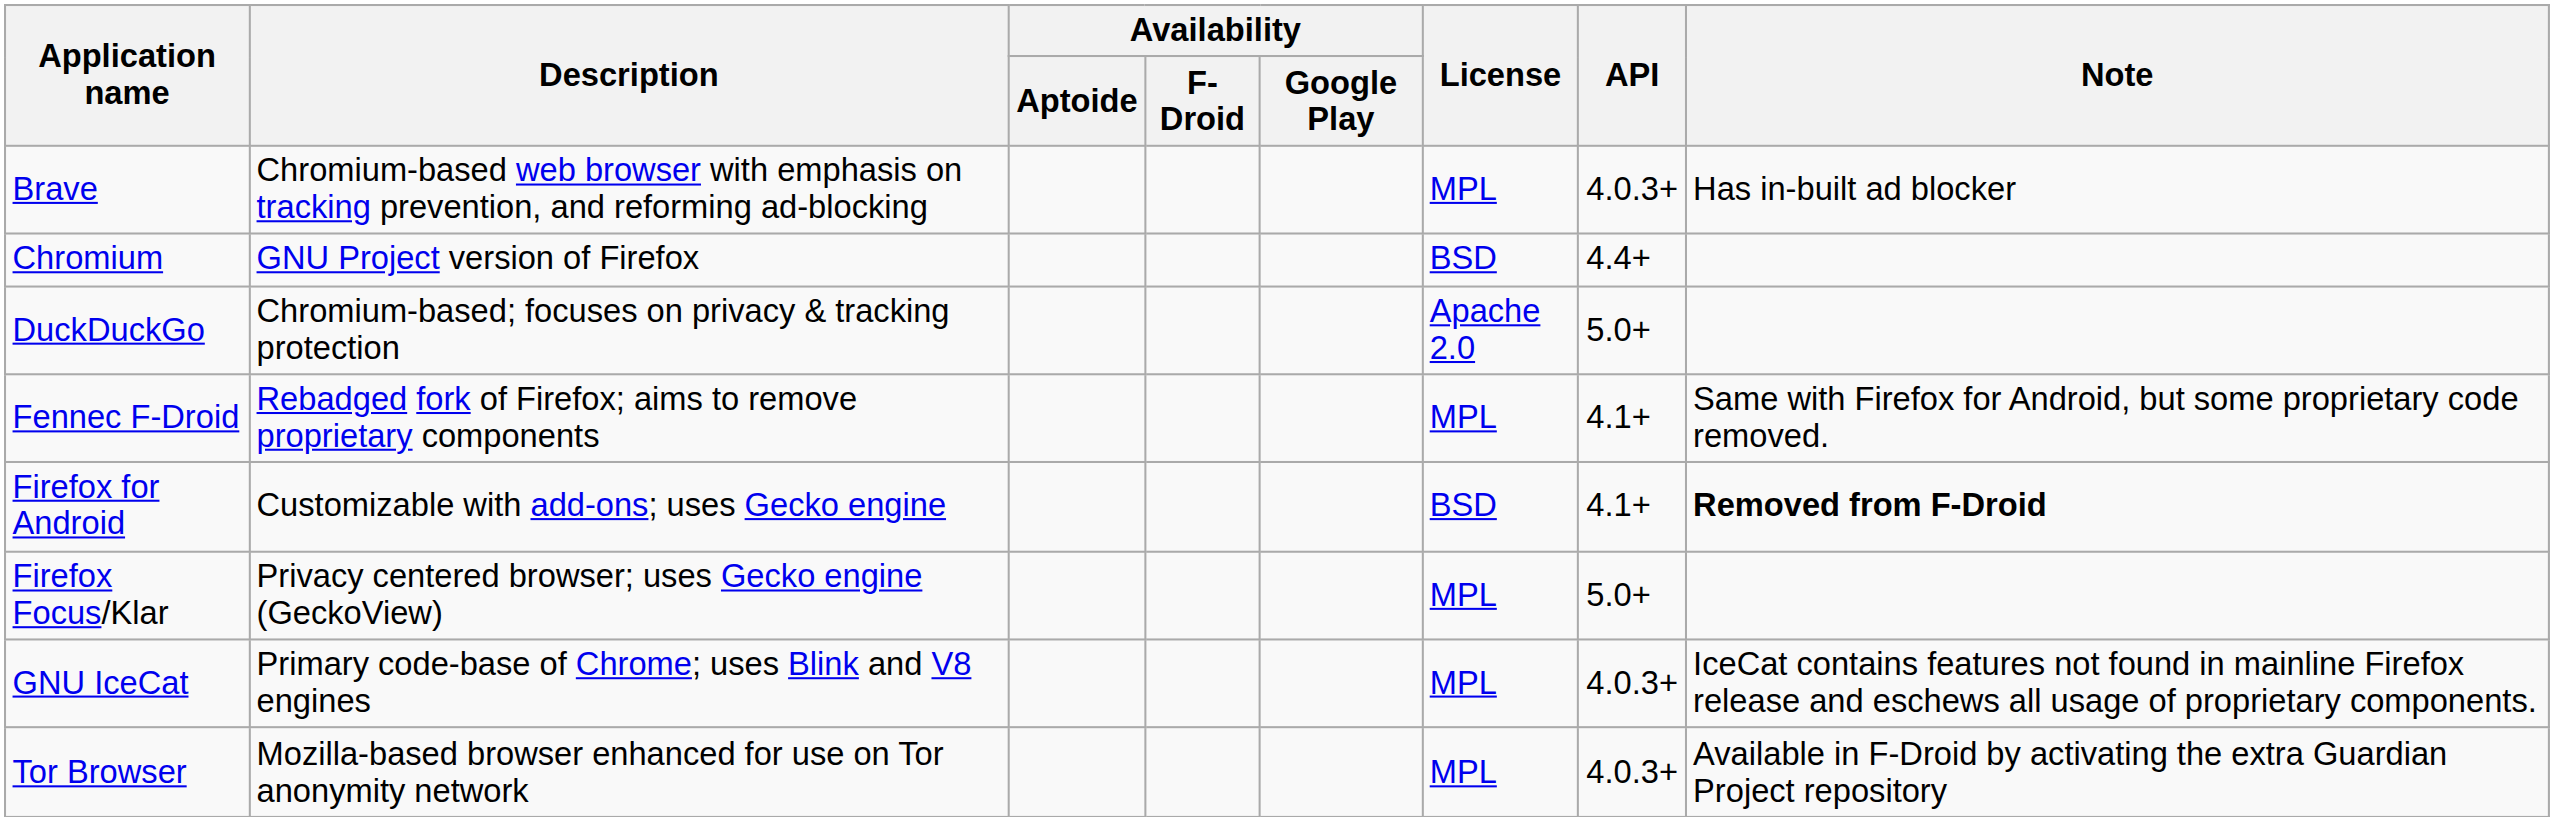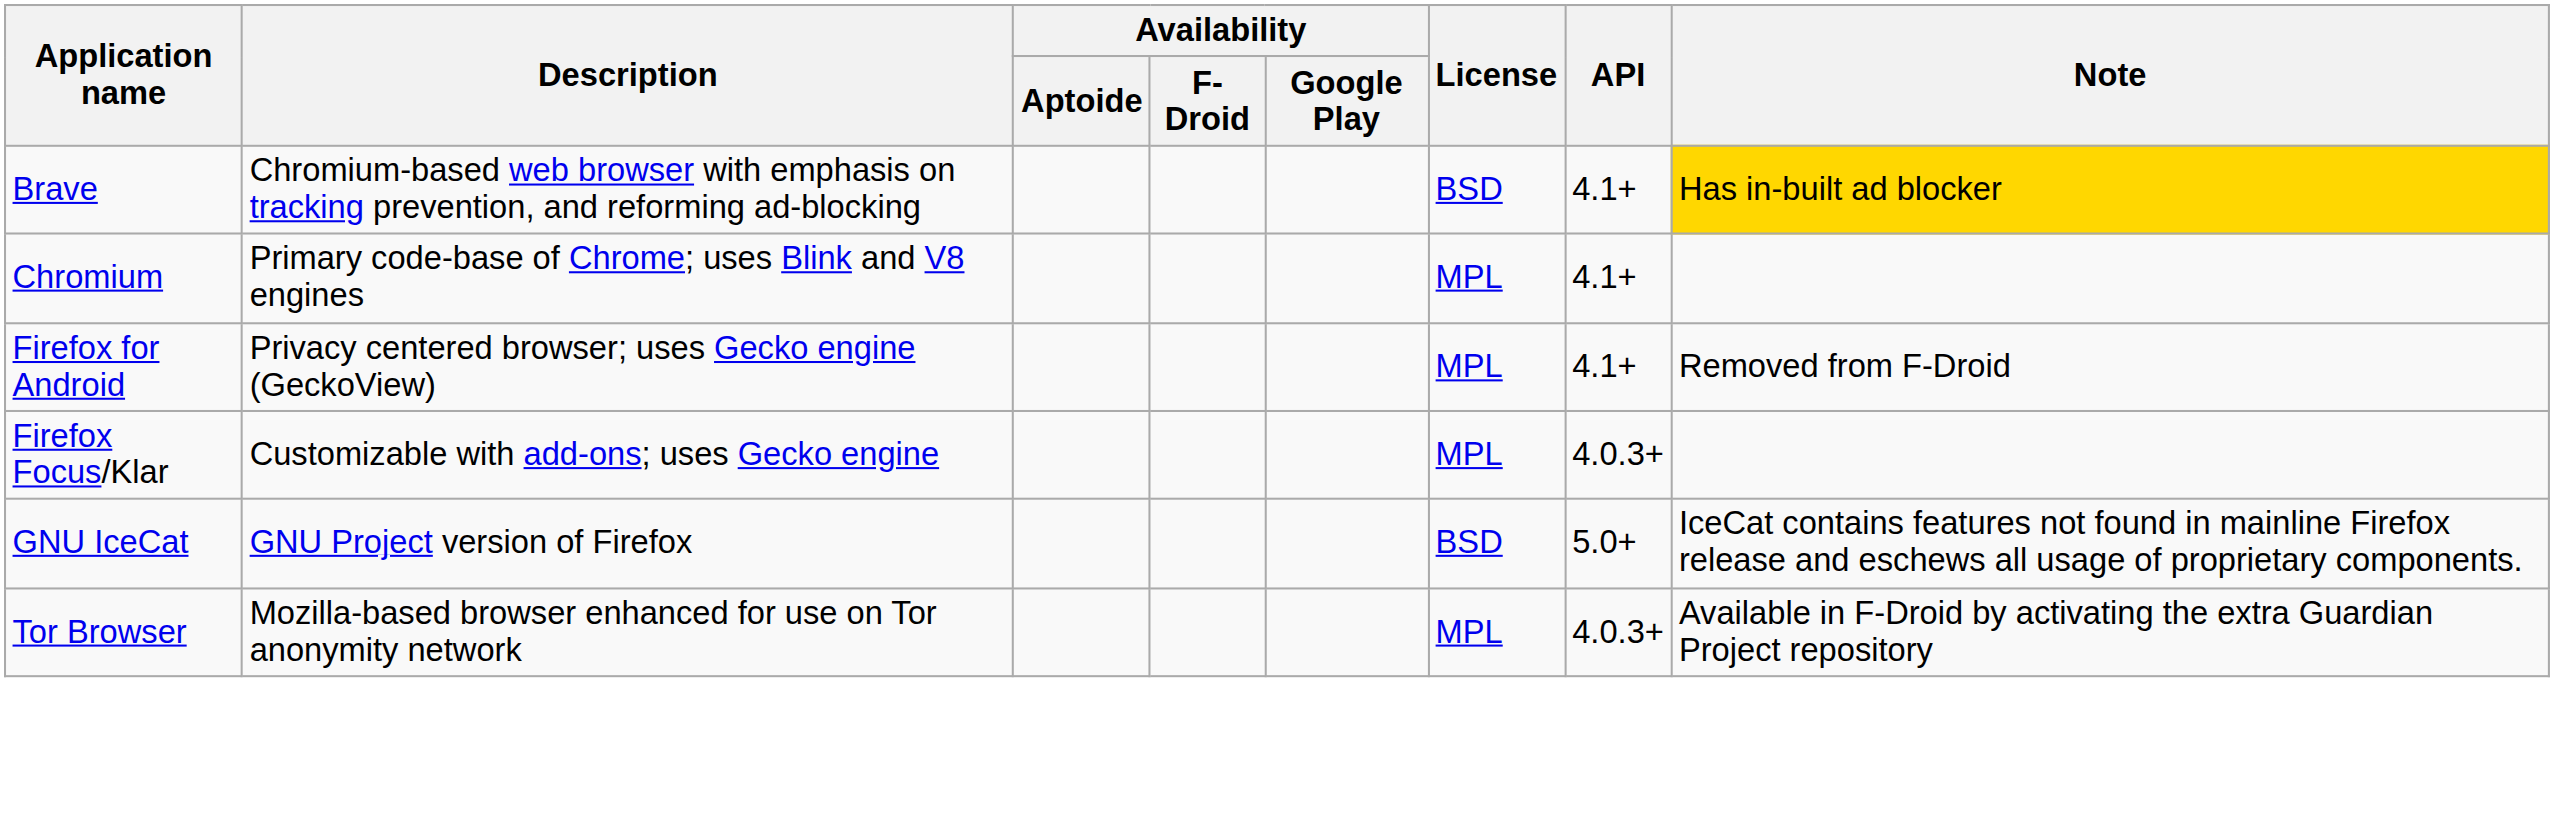(1463, 188) MPL -> (1469, 188) BSD
(1632, 188) 4.0.3+ -> (1604, 188) 4.1+
(1855, 188) no background -> (1840, 188) gold background
(478, 259) GNU Project version of Firefox -> (607, 277) Primary code-base of Chrome; uses Blink and V8 engines
(1463, 259) BSD -> (1469, 277) MPL
(1619, 259) 4.4+ -> (1604, 277) 4.1+
- row: (109, 329)
- row: (126, 417)
(601, 506) Customizable with add-ons; uses Gecko engine -> (583, 365) Privacy centered browser; uses Gecko engine (GeckoView)
(1463, 506) BSD -> (1469, 365) MPL
(1870, 506) bold -> (1845, 365) normal
(589, 594) Privacy centered browser; uses Gecko engine (GeckoView) -> (594, 454) Customizable with add-ons; uses Gecko engine
(1619, 594) 5.0+ -> (1618, 454) 4.0.3+
(614, 683) Primary code-base of Chrome; uses Blink and V8 engines -> (471, 542) GNU Project version of Firefox
(1463, 683) MPL -> (1469, 542) BSD
(1632, 683) 4.0.3+ -> (1604, 542) 5.0+
